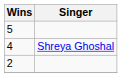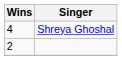- row: (10, 30)
